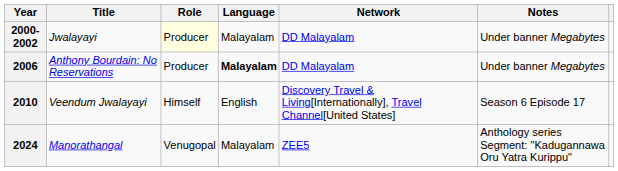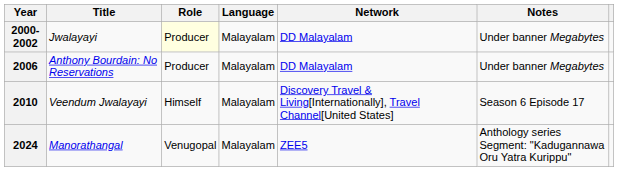(249, 66) bold -> (248, 66) normal
(239, 103) English -> (248, 103) Malayalam
